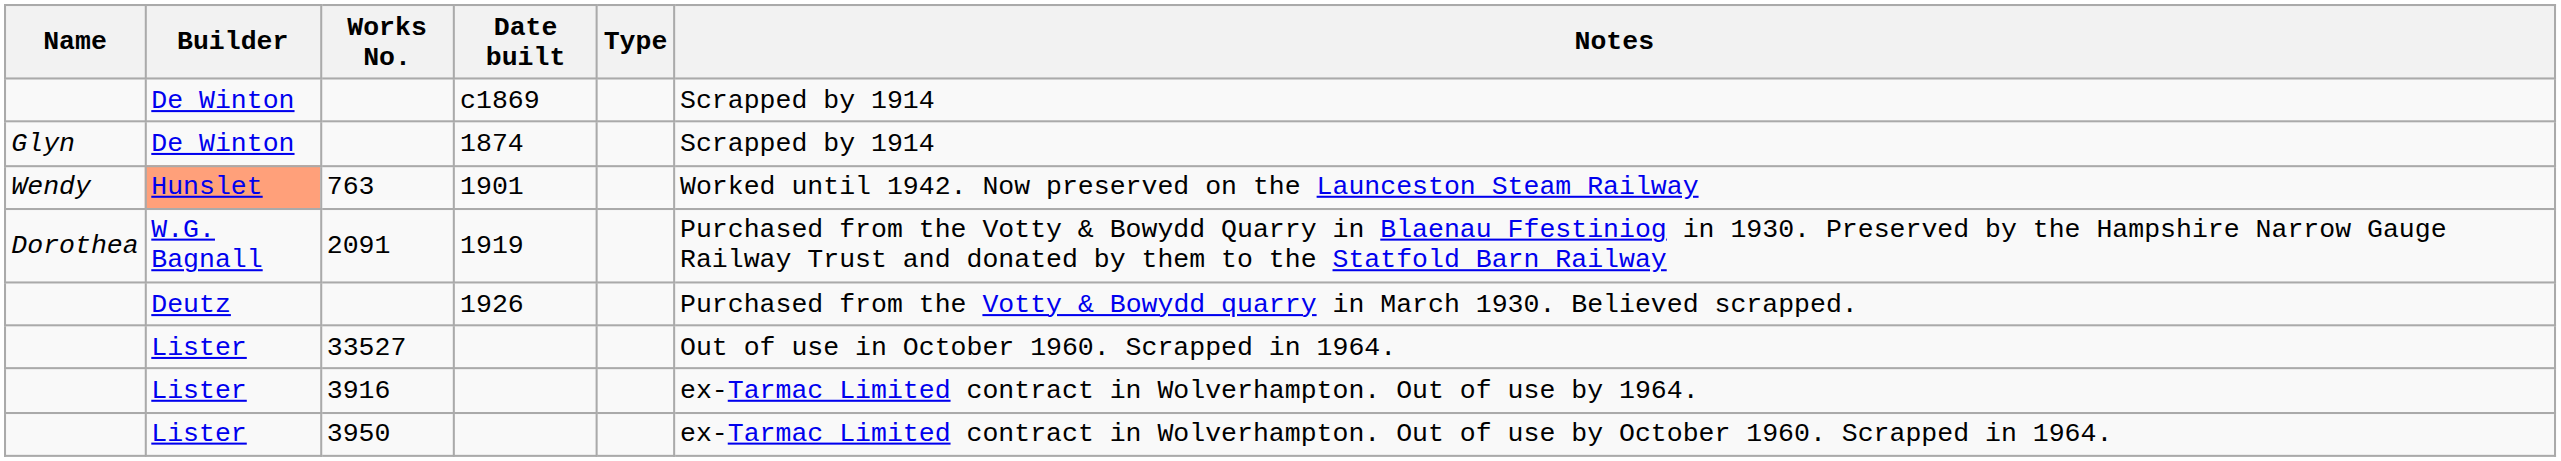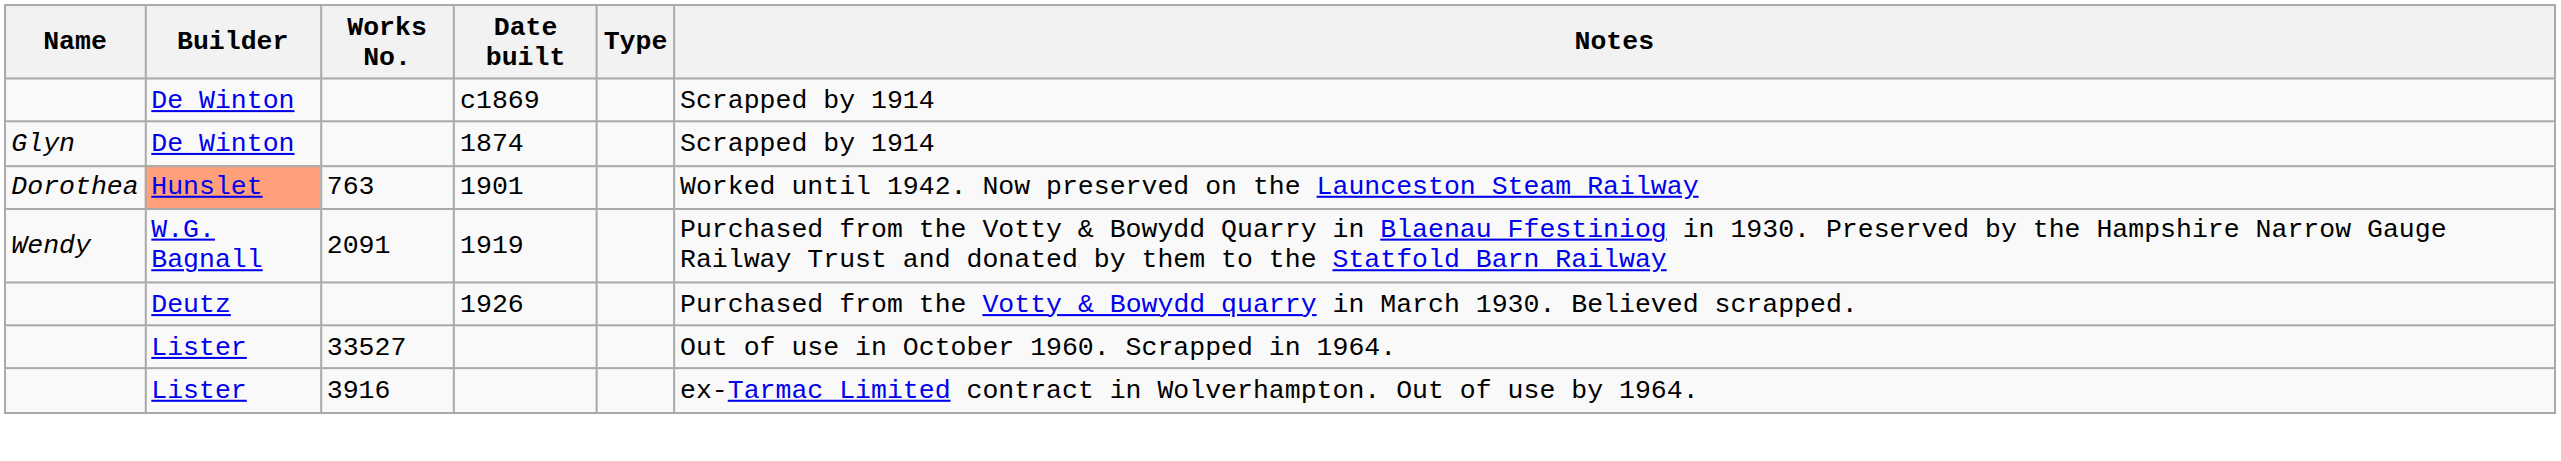(51, 187) Wendy -> (75, 187) Dorothea
(75, 245) Dorothea -> (51, 245) Wendy
- row: (359, 434)
